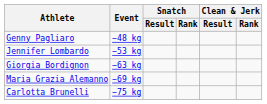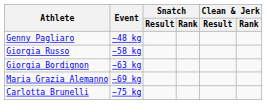- row: (48, 52)
+ row: (38, 52)
